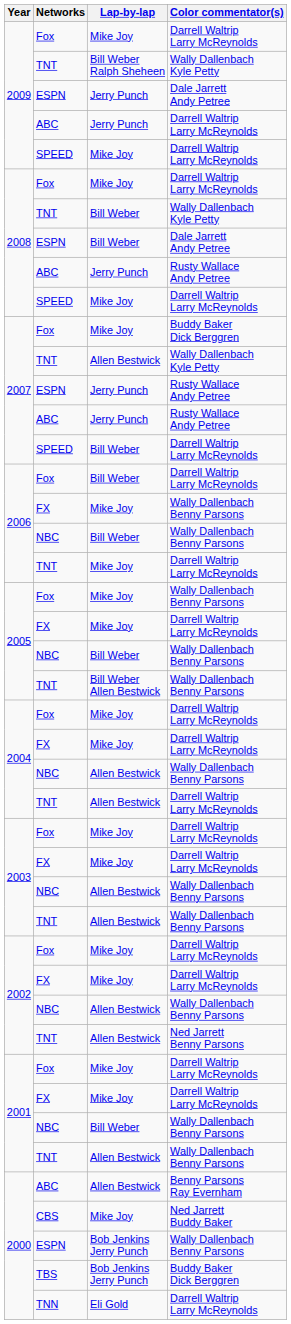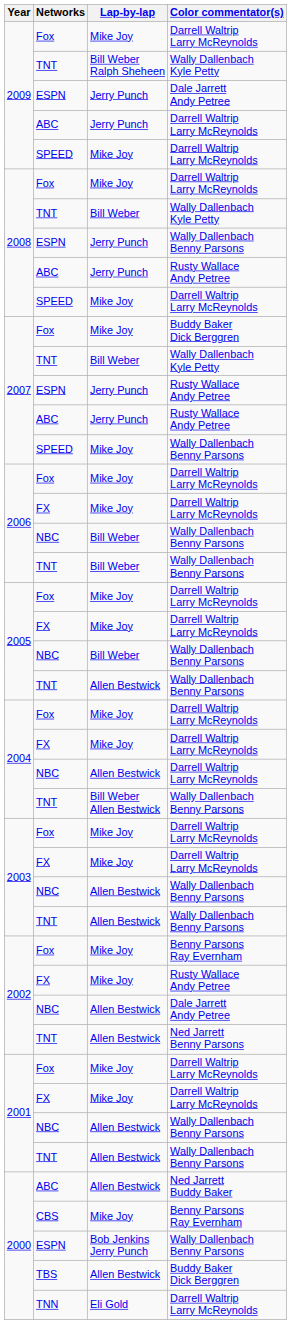(115, 242) Bill Weber -> (119, 242) Jerry Punch
(200, 242) Dale Jarrett Andy Petree -> (212, 242) Wally Dallenbach Benny Parsons
(125, 360) Allen Bestwick -> (115, 360) Bill Weber
(115, 449) Bill Weber -> (112, 449) Mike Joy
(214, 449) Darrell Waltrip Larry McReynolds -> (212, 449) Wally Dallenbach Benny Parsons
(115, 478) Bill Weber -> (112, 478) Mike Joy
(212, 508) Wally Dallenbach Benny Parsons -> (214, 508) Darrell Waltrip Larry McReynolds
(112, 567) Mike Joy -> (115, 567) Bill Weber
(214, 567) Darrell Waltrip Larry McReynolds -> (212, 567) Wally Dallenbach Benny Parsons
(212, 596) Wally Dallenbach Benny Parsons -> (214, 596) Darrell Waltrip Larry McReynolds
(125, 685) Bill Weber Allen Bestwick -> (125, 685) Allen Bestwick
(212, 773) Wally Dallenbach Benny Parsons -> (214, 773) Darrell Waltrip Larry McReynolds
(125, 803) Allen Bestwick -> (125, 803) Bill Weber Allen Bestwick
(214, 803) Darrell Waltrip Larry McReynolds -> (212, 803) Wally Dallenbach Benny Parsons
(214, 950) Darrell Waltrip Larry McReynolds -> (207, 950) Benny Parsons Ray Evernham
(214, 980) Darrell Waltrip Larry McReynolds -> (205, 980) Rusty Wallace Andy Petree
(212, 1009) Wally Dallenbach Benny Parsons -> (200, 1009) Dale Jarrett Andy Petree
(115, 1127) Bill Weber -> (125, 1127) Allen Bestwick
(207, 1186) Benny Parsons Ray Evernham -> (201, 1186) Ned Jarrett Buddy Baker
(201, 1216) Ned Jarrett Buddy Baker -> (207, 1216) Benny Parsons Ray Evernham
(120, 1275) Bob Jenkins Jerry Punch -> (125, 1275) Allen Bestwick
